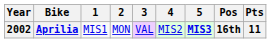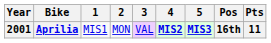(19, 29) 2002 -> (19, 29) 2001
(170, 29) normal -> (170, 29) bold
